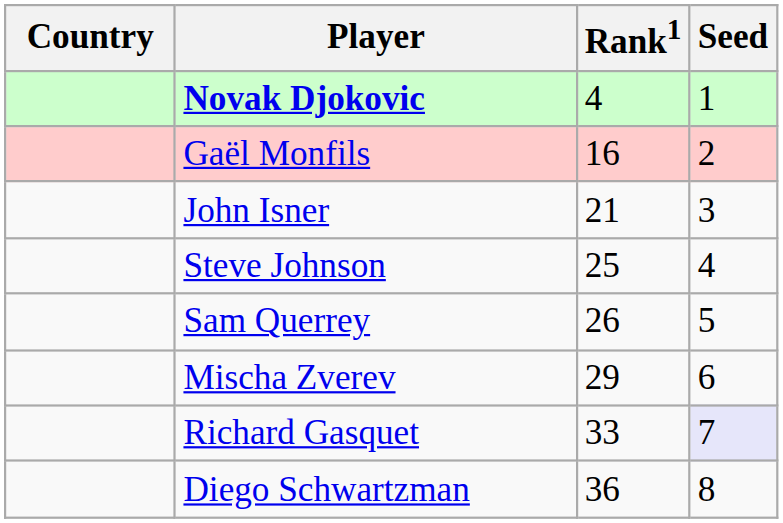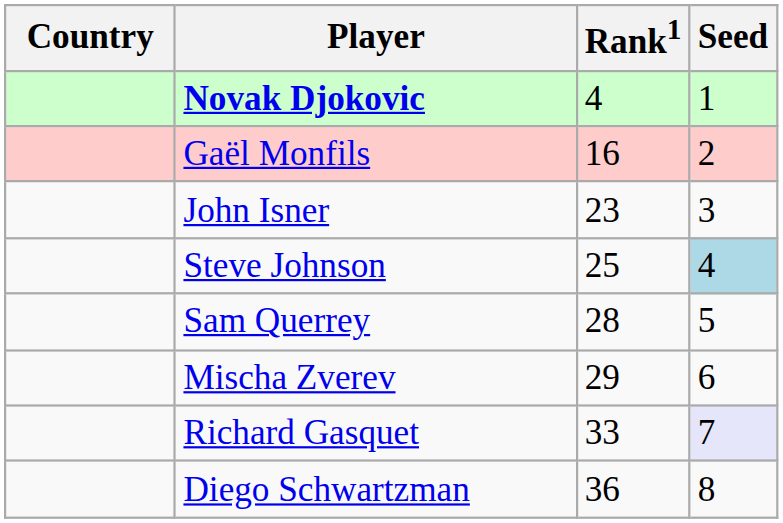(602, 209) 21 -> (602, 209) 23
(707, 265) no background -> (707, 265) lightblue background
(602, 321) 26 -> (602, 321) 28
